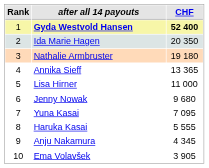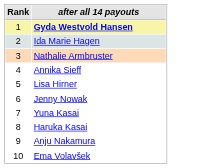- column: (184, 12)
